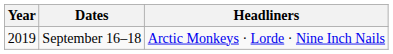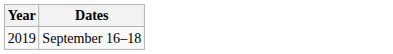- column: (266, 15)
